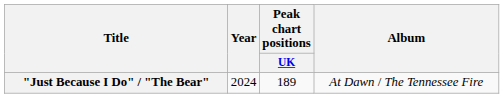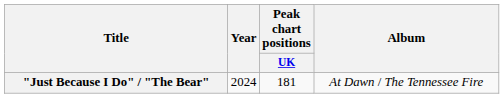(287, 82) 189 -> (287, 82) 181
